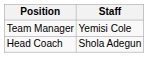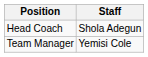rows swapped: (35, 44) <-> (40, 28)
